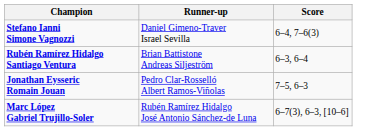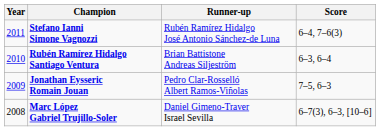+ column: (16, 12)
(183, 33) Daniel Gimeno-Traver Israel Sevilla -> (222, 33) Rubén Ramírez Hidalgo José Antonio Sánchez-de Luna
(199, 113) Rubén Ramírez Hidalgo José Antonio Sánchez-de Luna -> (207, 113) Daniel Gimeno-Traver Israel Sevilla
